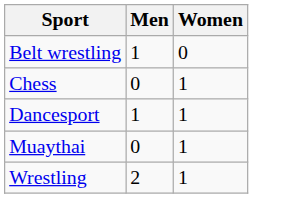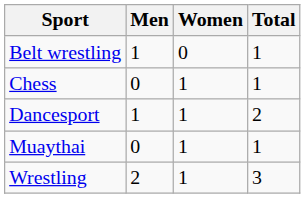+ column: (274, 20)
